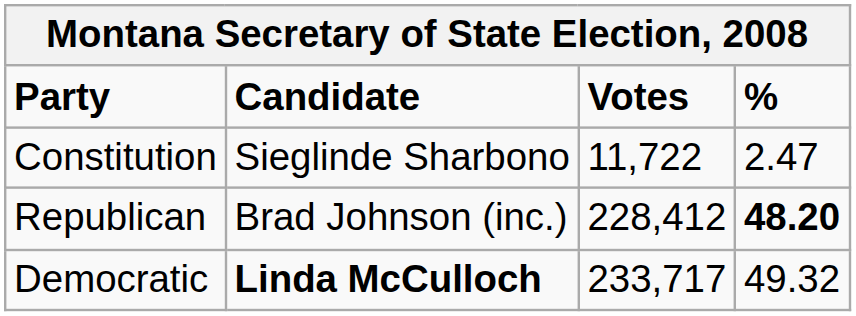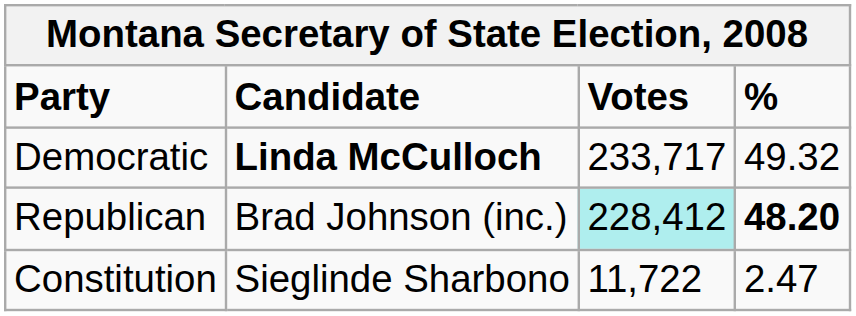rows swapped: (111, 278) <-> (115, 156)
(657, 217) no background -> (657, 217) paleturquoise background
